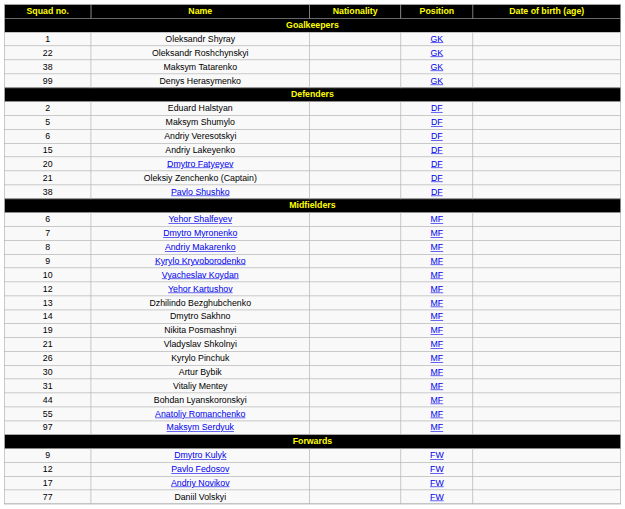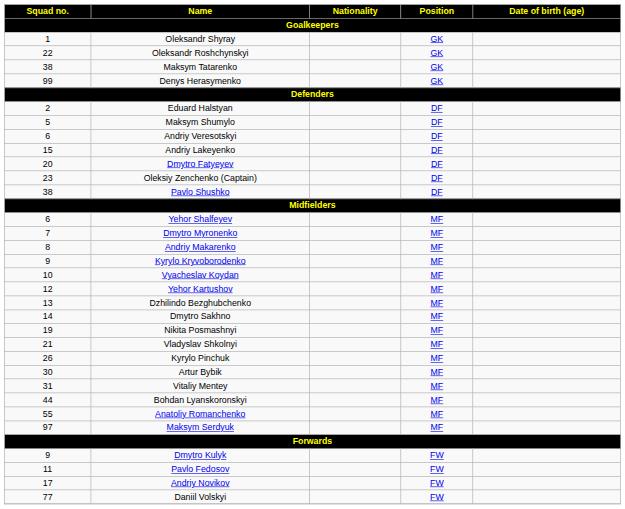(48, 178) 21 -> (48, 178) 23
(48, 470) 12 -> (48, 470) 11
